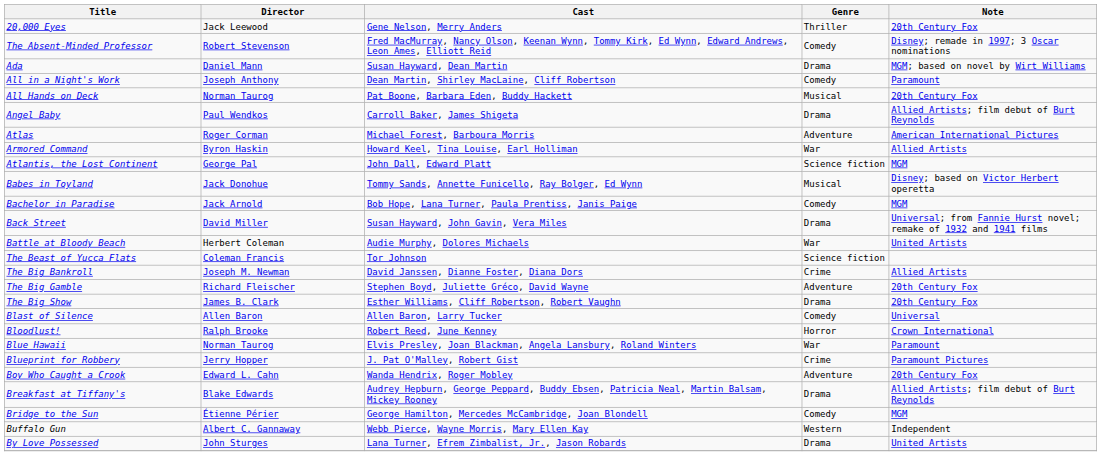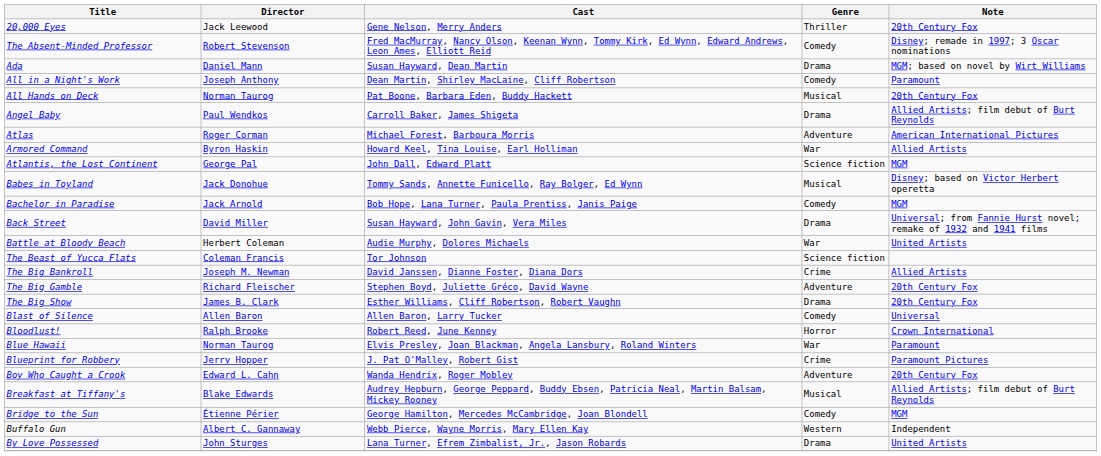(817, 394) Drama -> (823, 394) Musical
